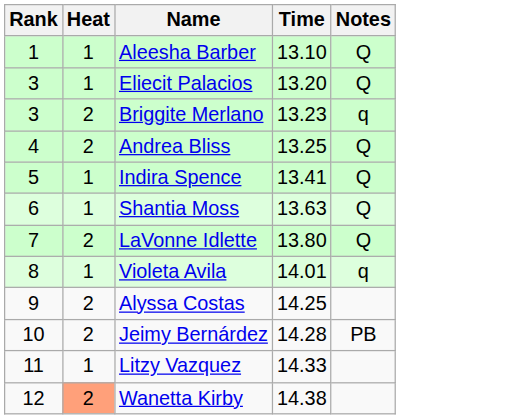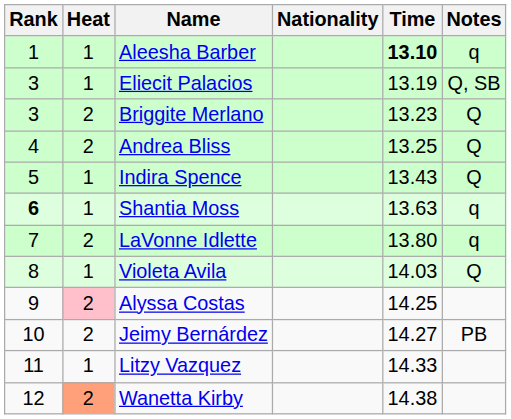+ column: (328, 20)
(302, 51) normal -> (412, 51) bold
(363, 51) Q -> (474, 51) q
(302, 83) 13.20 -> (412, 83) 13.19
(363, 83) Q -> (474, 83) Q, SB
(363, 114) q -> (474, 114) Q
(302, 177) 13.41 -> (412, 177) 13.43
(33, 209) normal -> (33, 209) bold
(363, 209) Q -> (474, 209) q
(363, 240) Q -> (474, 240) q
(302, 271) 14.01 -> (412, 271) 14.03
(363, 271) q -> (474, 271) Q
(88, 303) no background -> (88, 303) pink background
(302, 334) 14.28 -> (412, 334) 14.27
